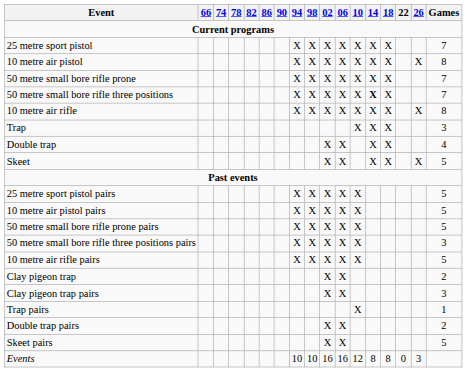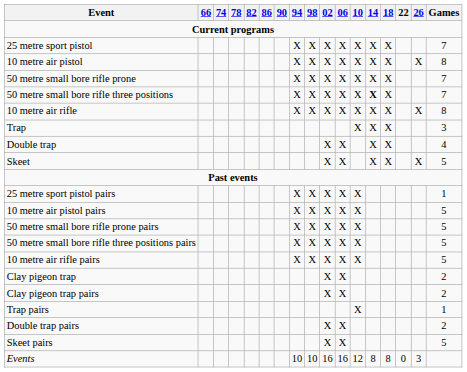(444, 194) 5 -> (444, 194) 1
(444, 243) 3 -> (444, 243) 5
(444, 293) 3 -> (444, 293) 2
